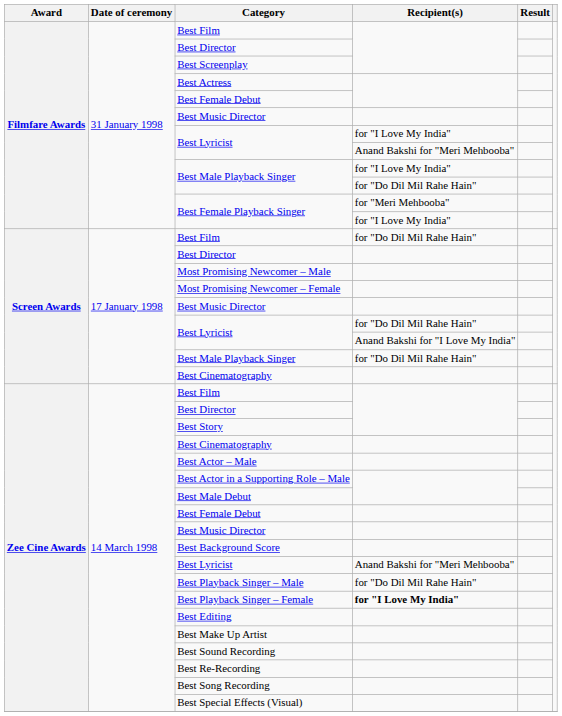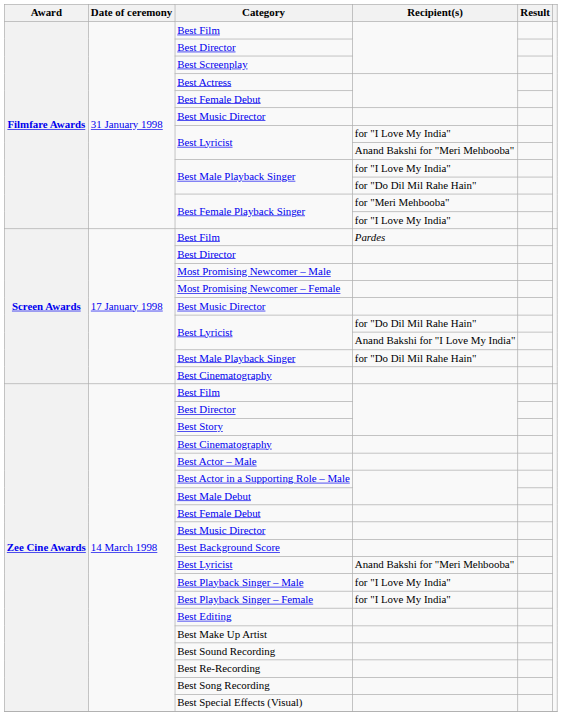(416, 237) for "Do Dil Mil Rahe Hain" -> (370, 237) Pardes
(416, 582) for "Do Dil Mil Rahe Hain" -> (403, 582) for "I Love My India"
(407, 599) bold -> (403, 599) normal
